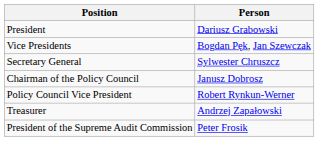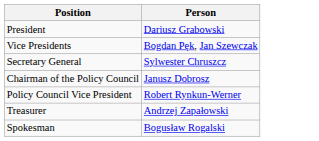- row: (100, 128)
+ row: (31, 128)
